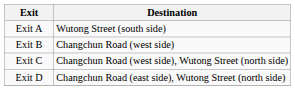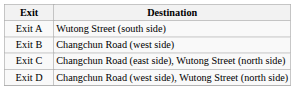(172, 61) Changchun Road (west side), Wutong Street (north side) -> (171, 61) Changchun Road (east side), Wutong Street (north side)
(171, 77) Changchun Road (east side), Wutong Street (north side) -> (172, 77) Changchun Road (west side), Wutong Street (north side)
